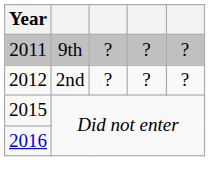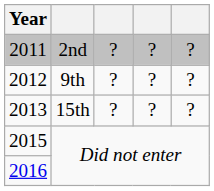(70, 49) 9th -> (73, 49) 2nd
(70, 79) 2nd -> (73, 79) 9th
+ row: (28, 110)
